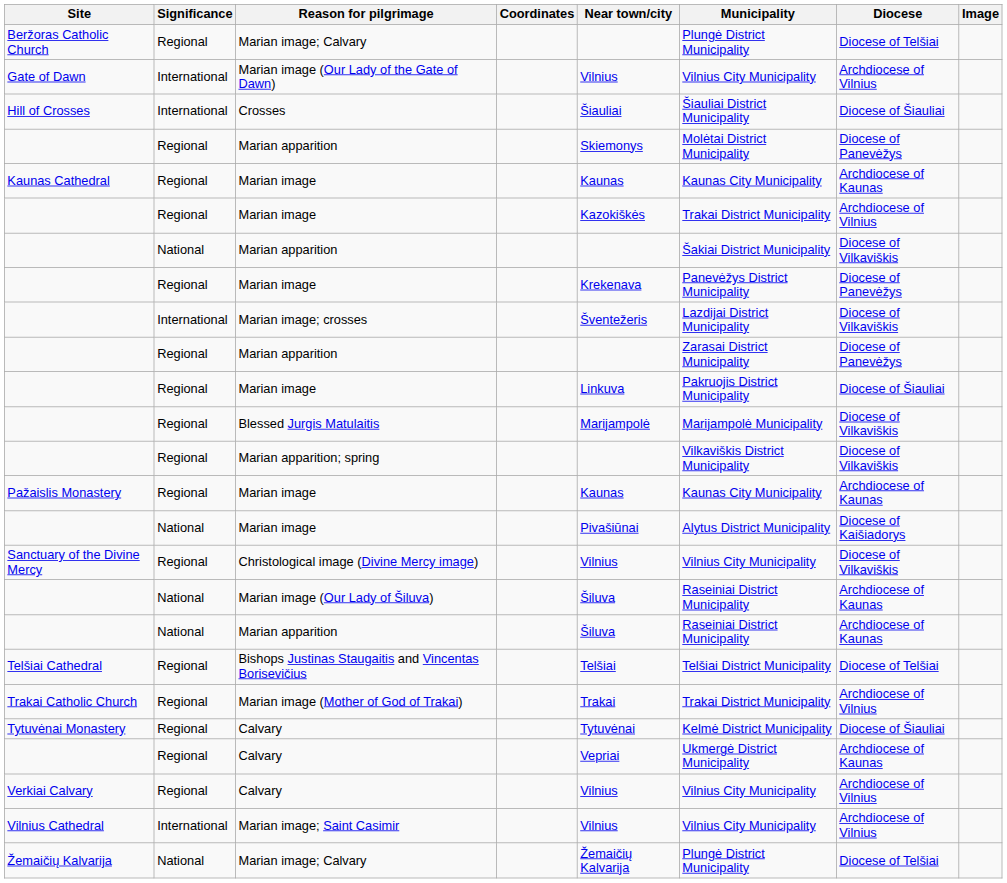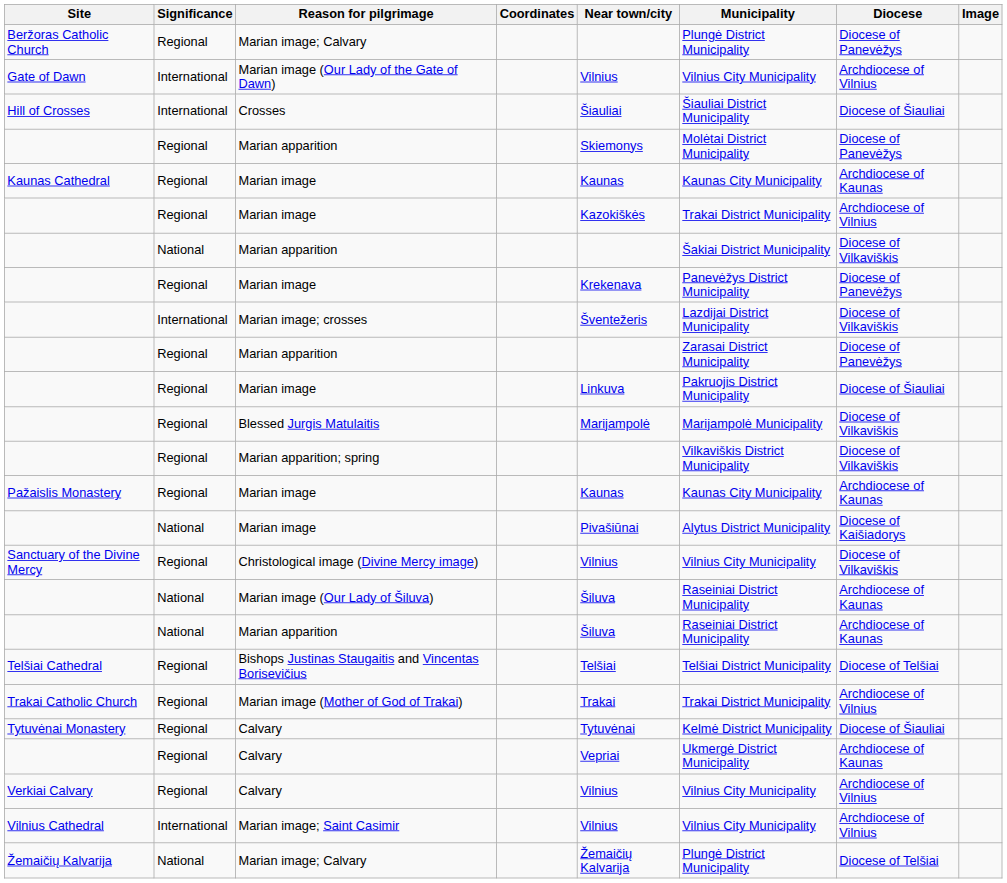(889, 42) Diocese of Telšiai -> (871, 42) Diocese of Panevėžys
